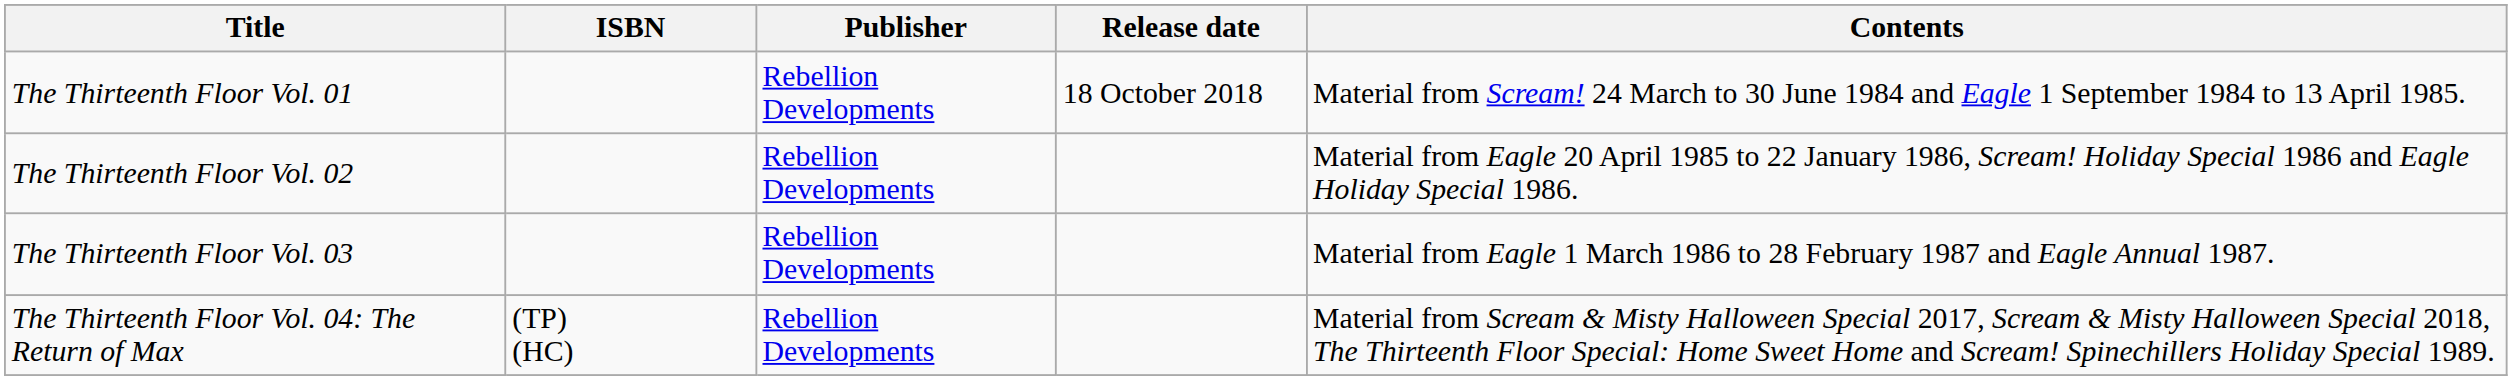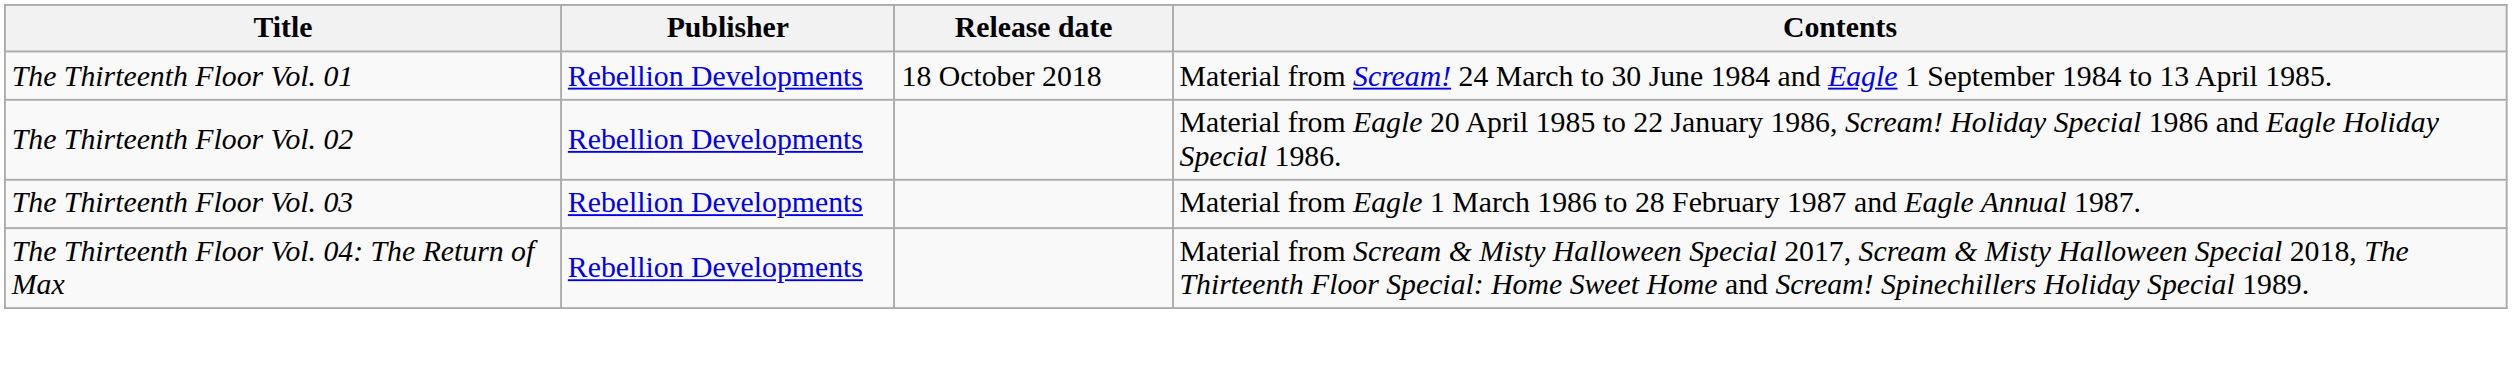- column: (631, 28)
